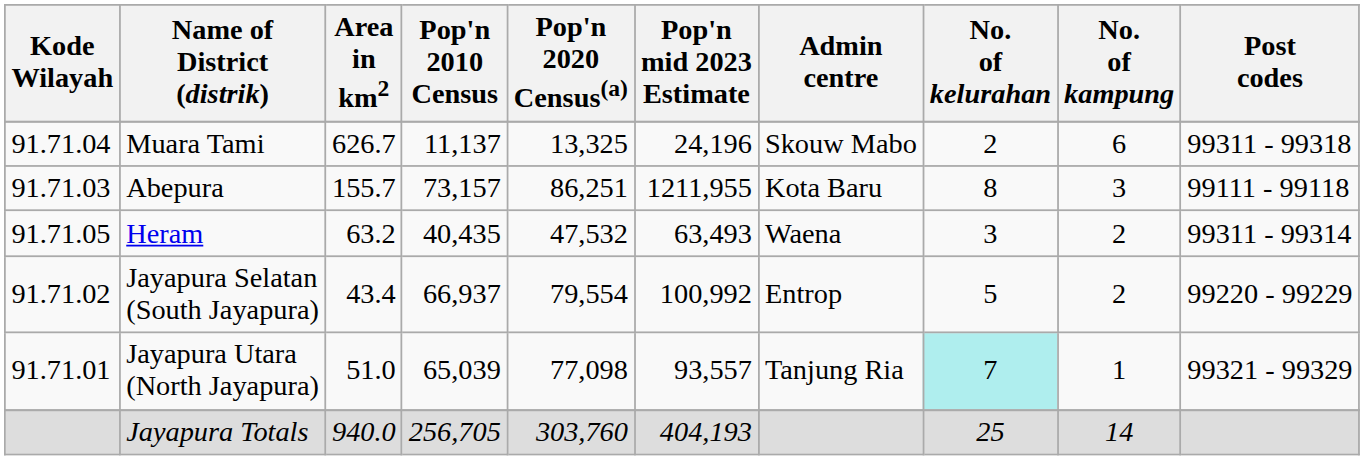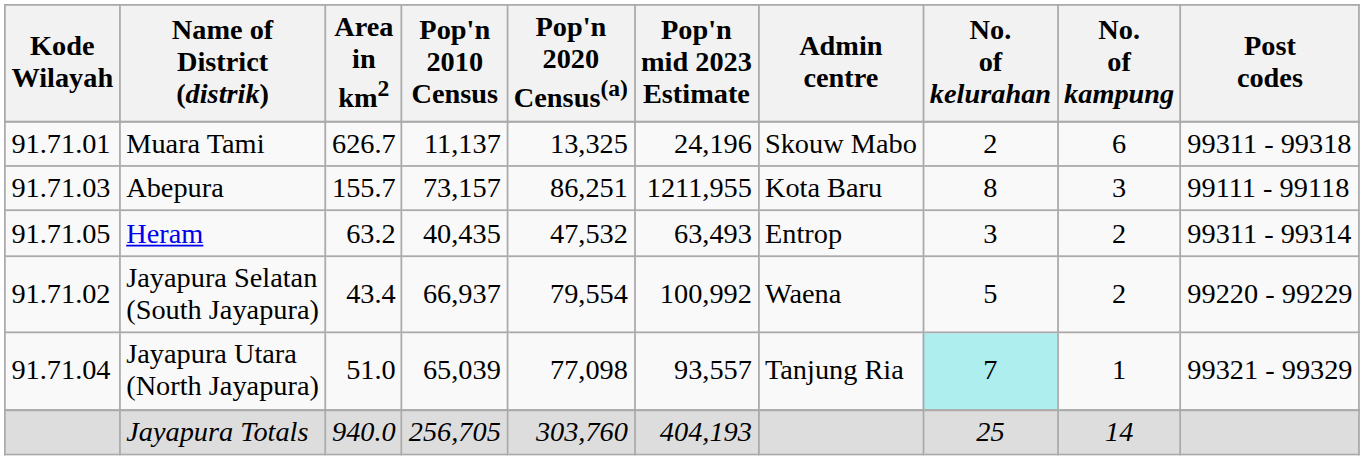(61, 143) 91.71.04 -> (61, 143) 91.71.01
(803, 233) Waena -> (804, 233) Entrop
(804, 293) Entrop -> (803, 293) Waena
(61, 370) 91.71.01 -> (61, 370) 91.71.04
